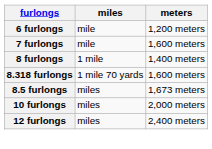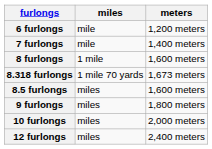(176, 43) 1,600 meters -> (176, 43) 1,400 meters
(176, 59) 1,400 meters -> (176, 59) 1,600 meters
(176, 74) 1,600 meters -> (176, 74) 1,673 meters
(176, 90) 1,673 meters -> (176, 90) 1,600 meters
+ row: (40, 105)
